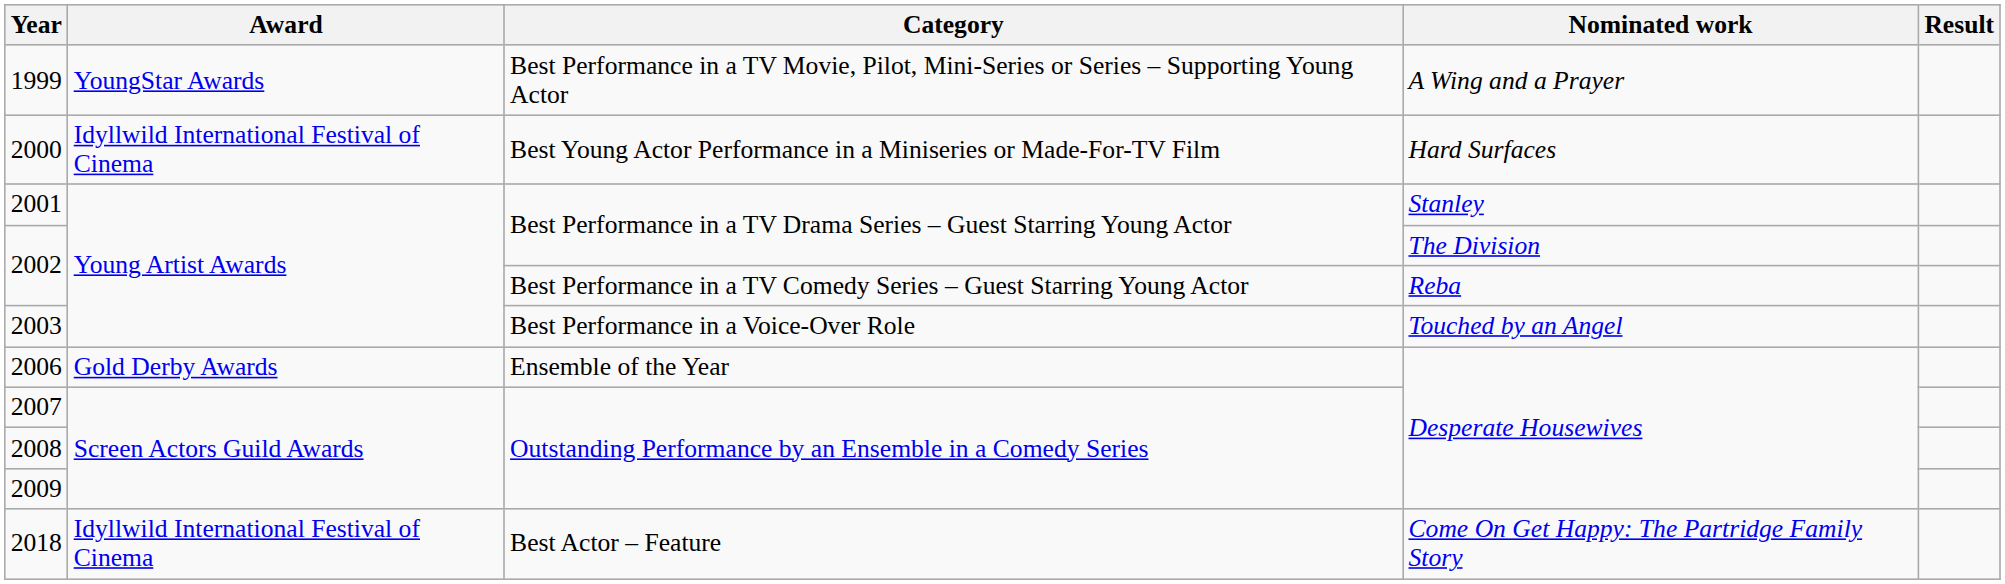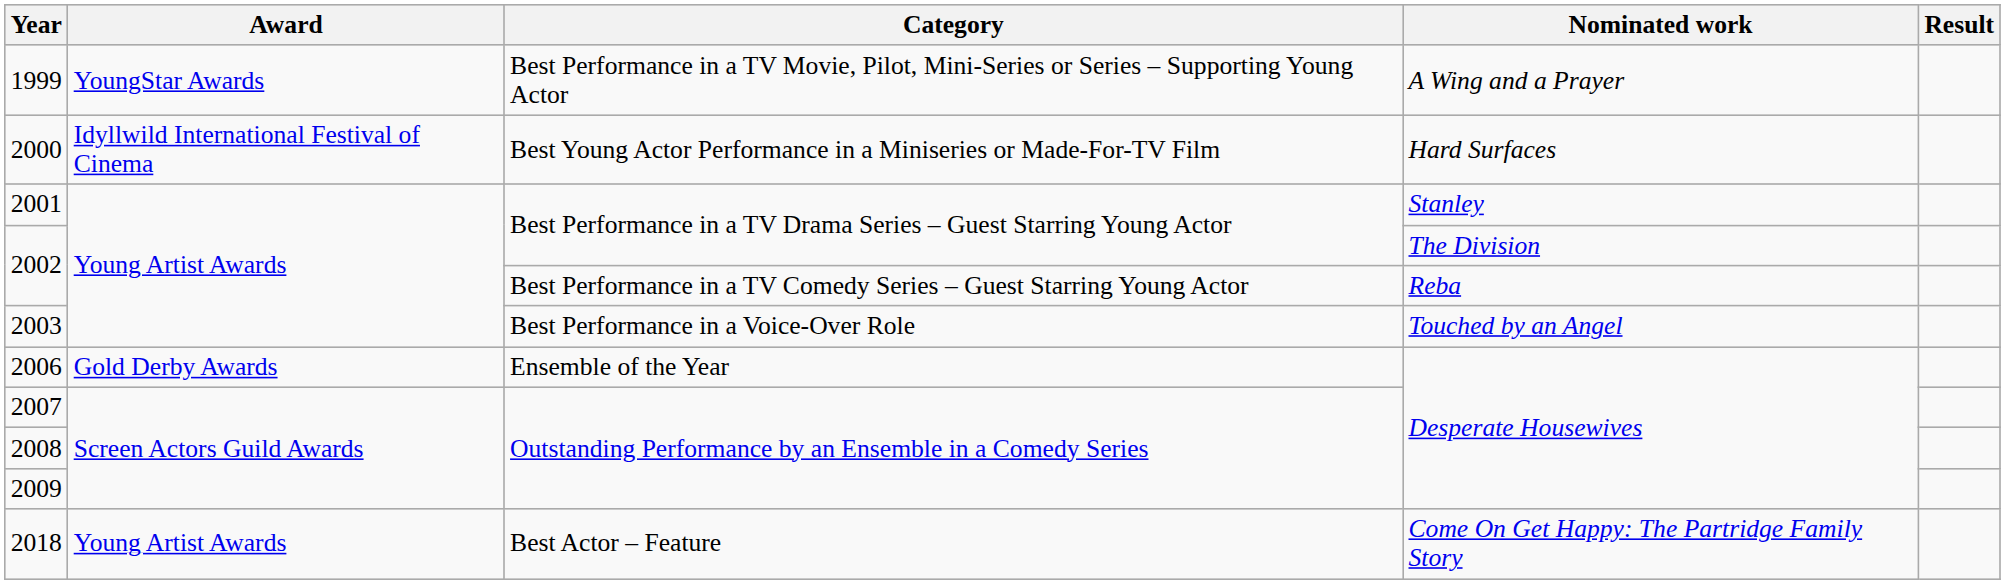(247, 543) Idyllwild International Festival of Cinema -> (180, 543) Young Artist Awards
